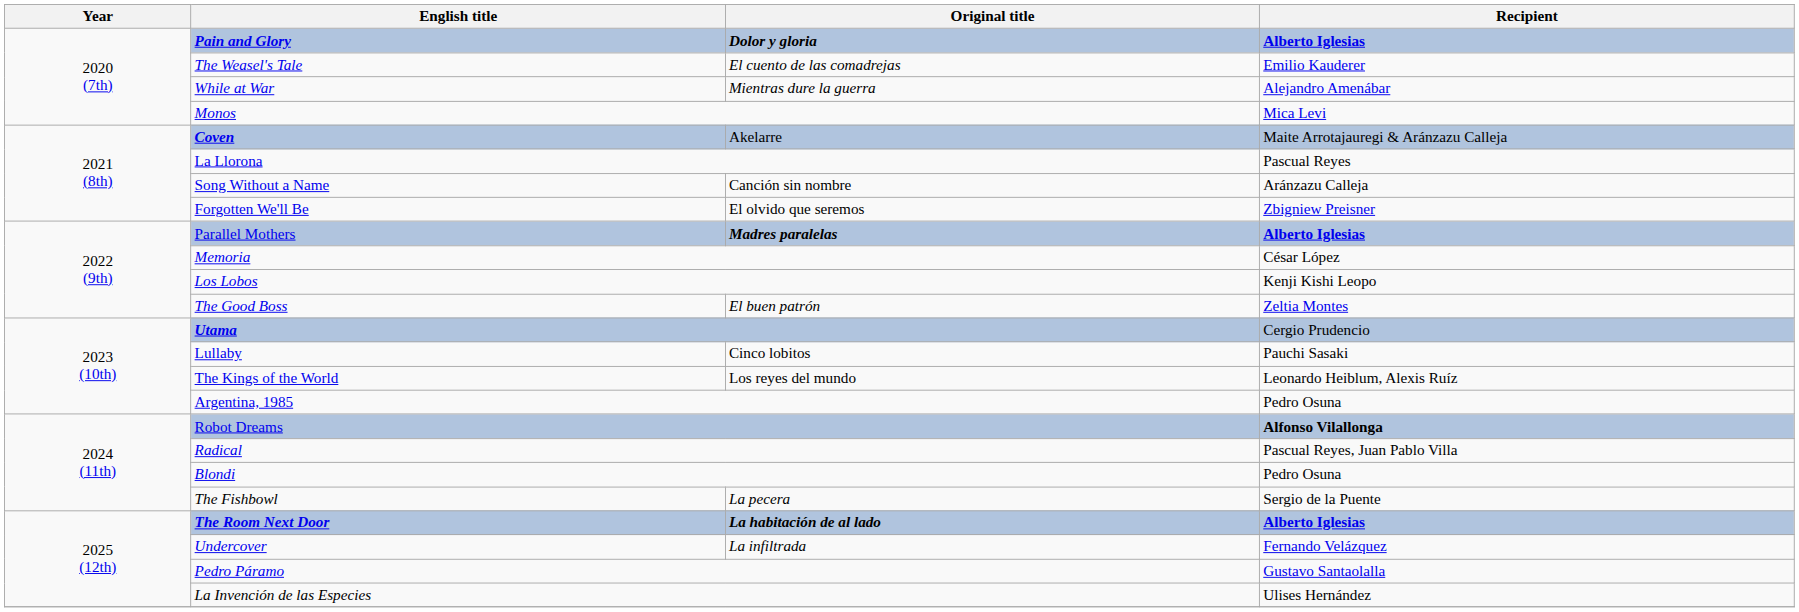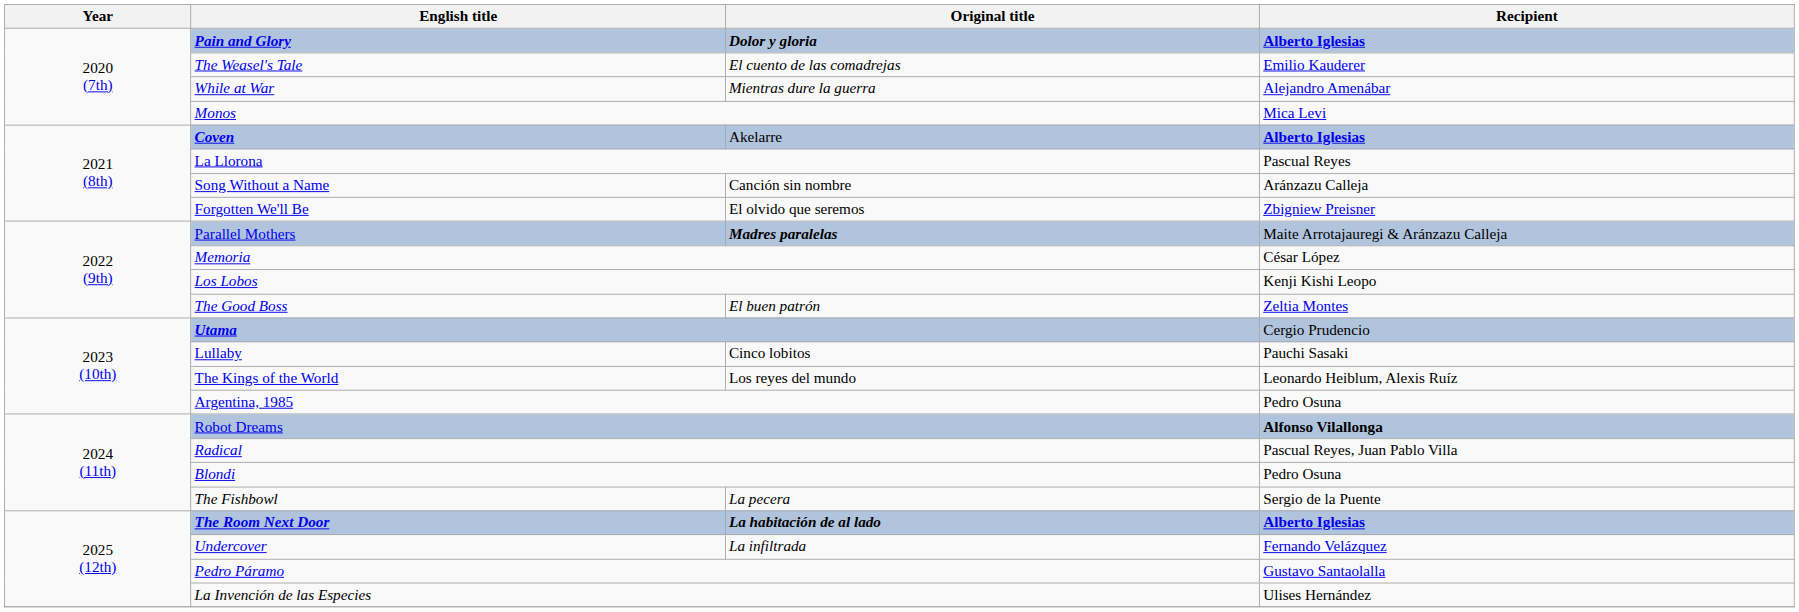(1385, 137) Maite Arrotajauregi & Aránzazu Calleja -> (1314, 137) Alberto Iglesias
(1314, 233) Alberto Iglesias -> (1385, 233) Maite Arrotajauregi & Aránzazu Calleja
